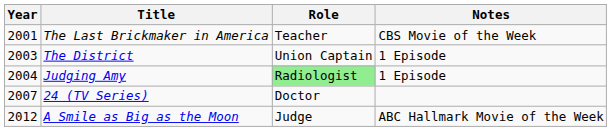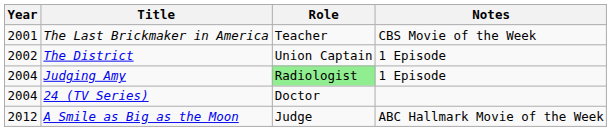(22, 55) 2003 -> (22, 55) 2002
(22, 96) 2007 -> (22, 96) 2004
